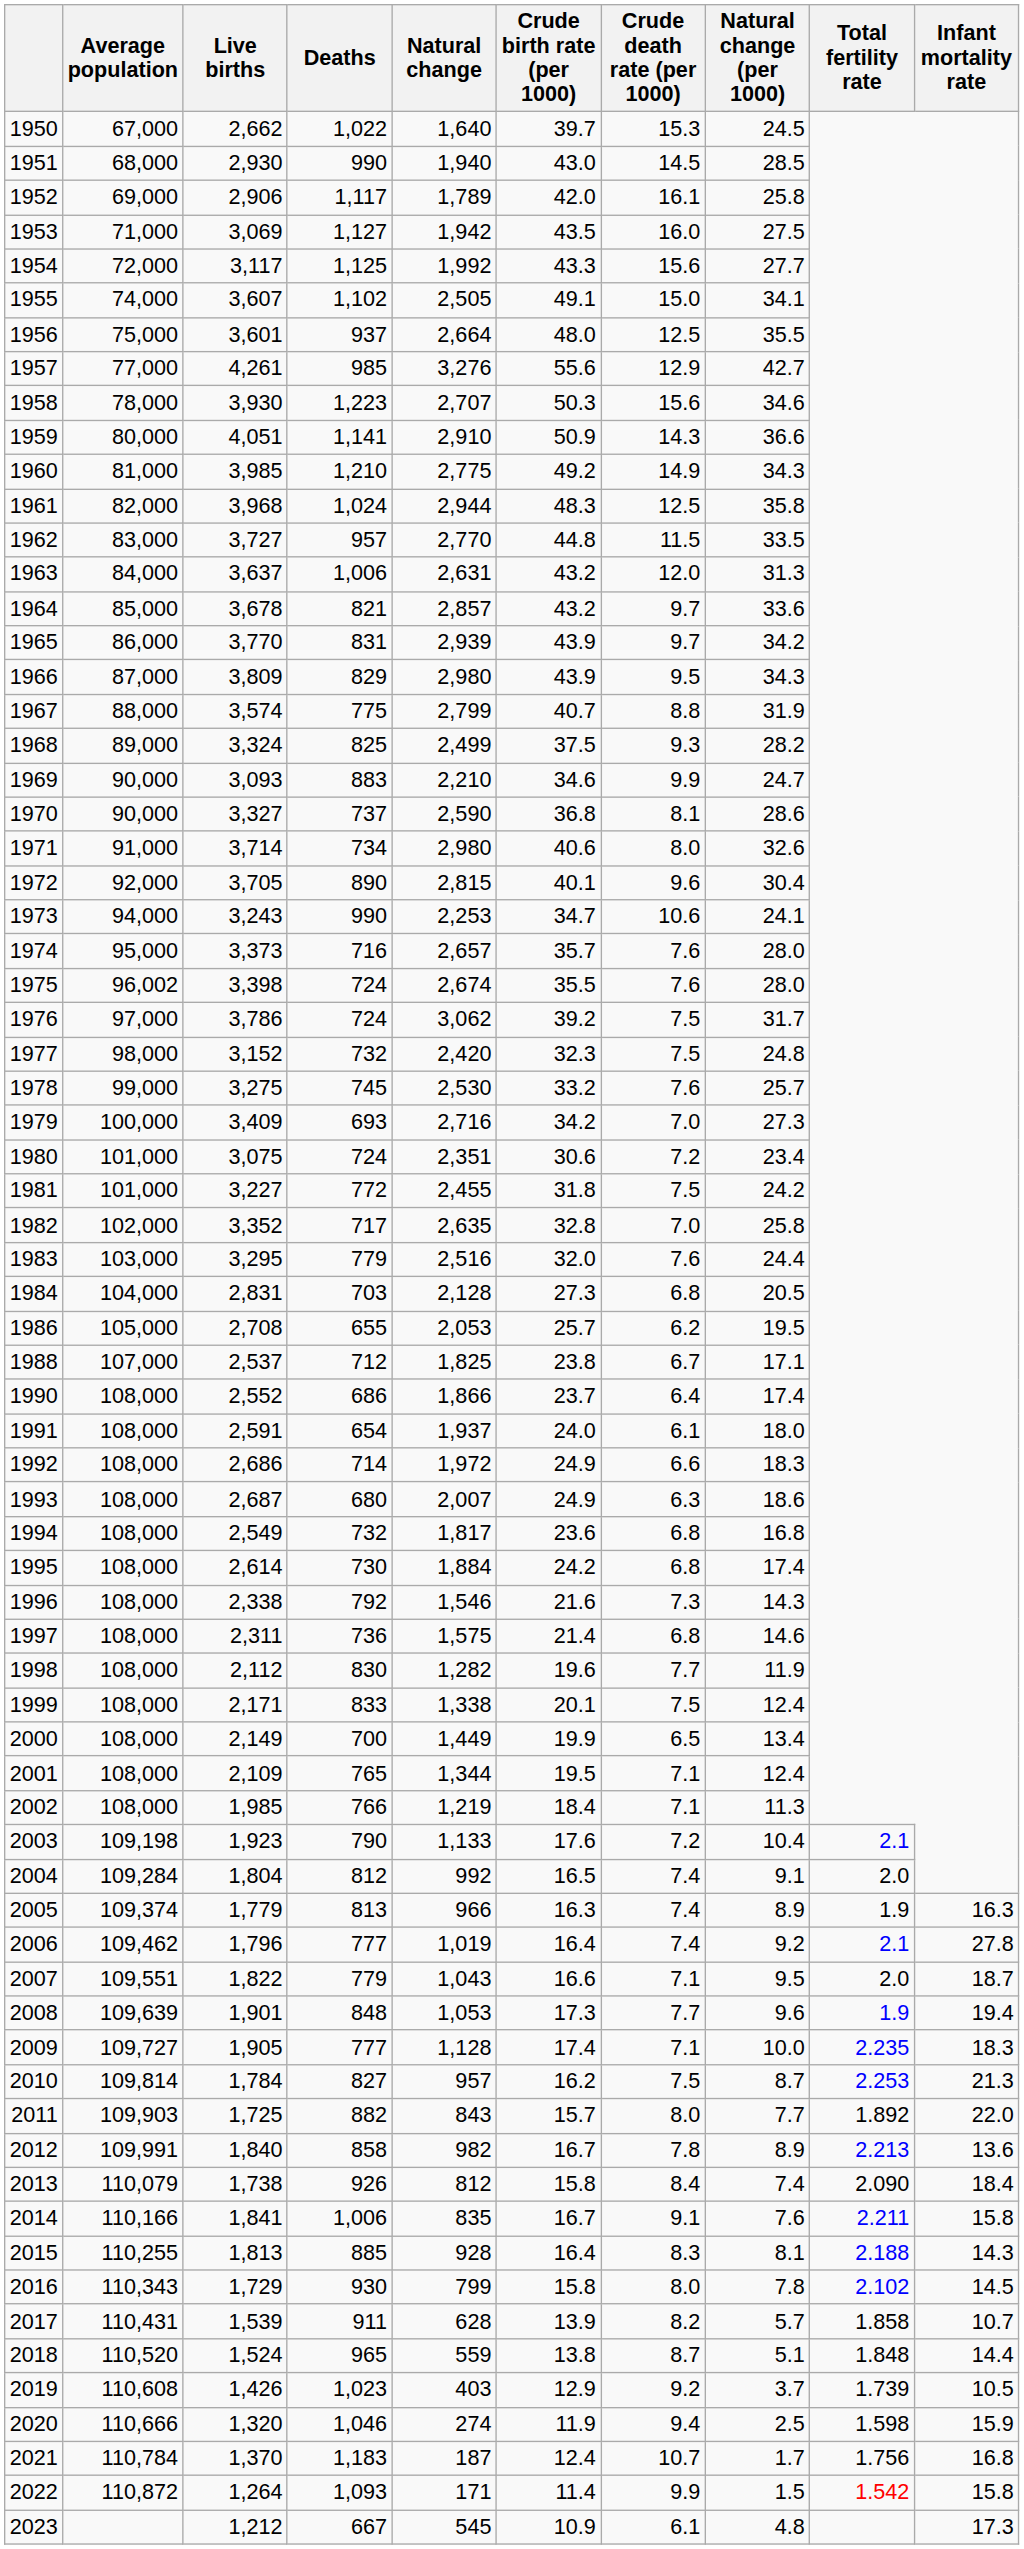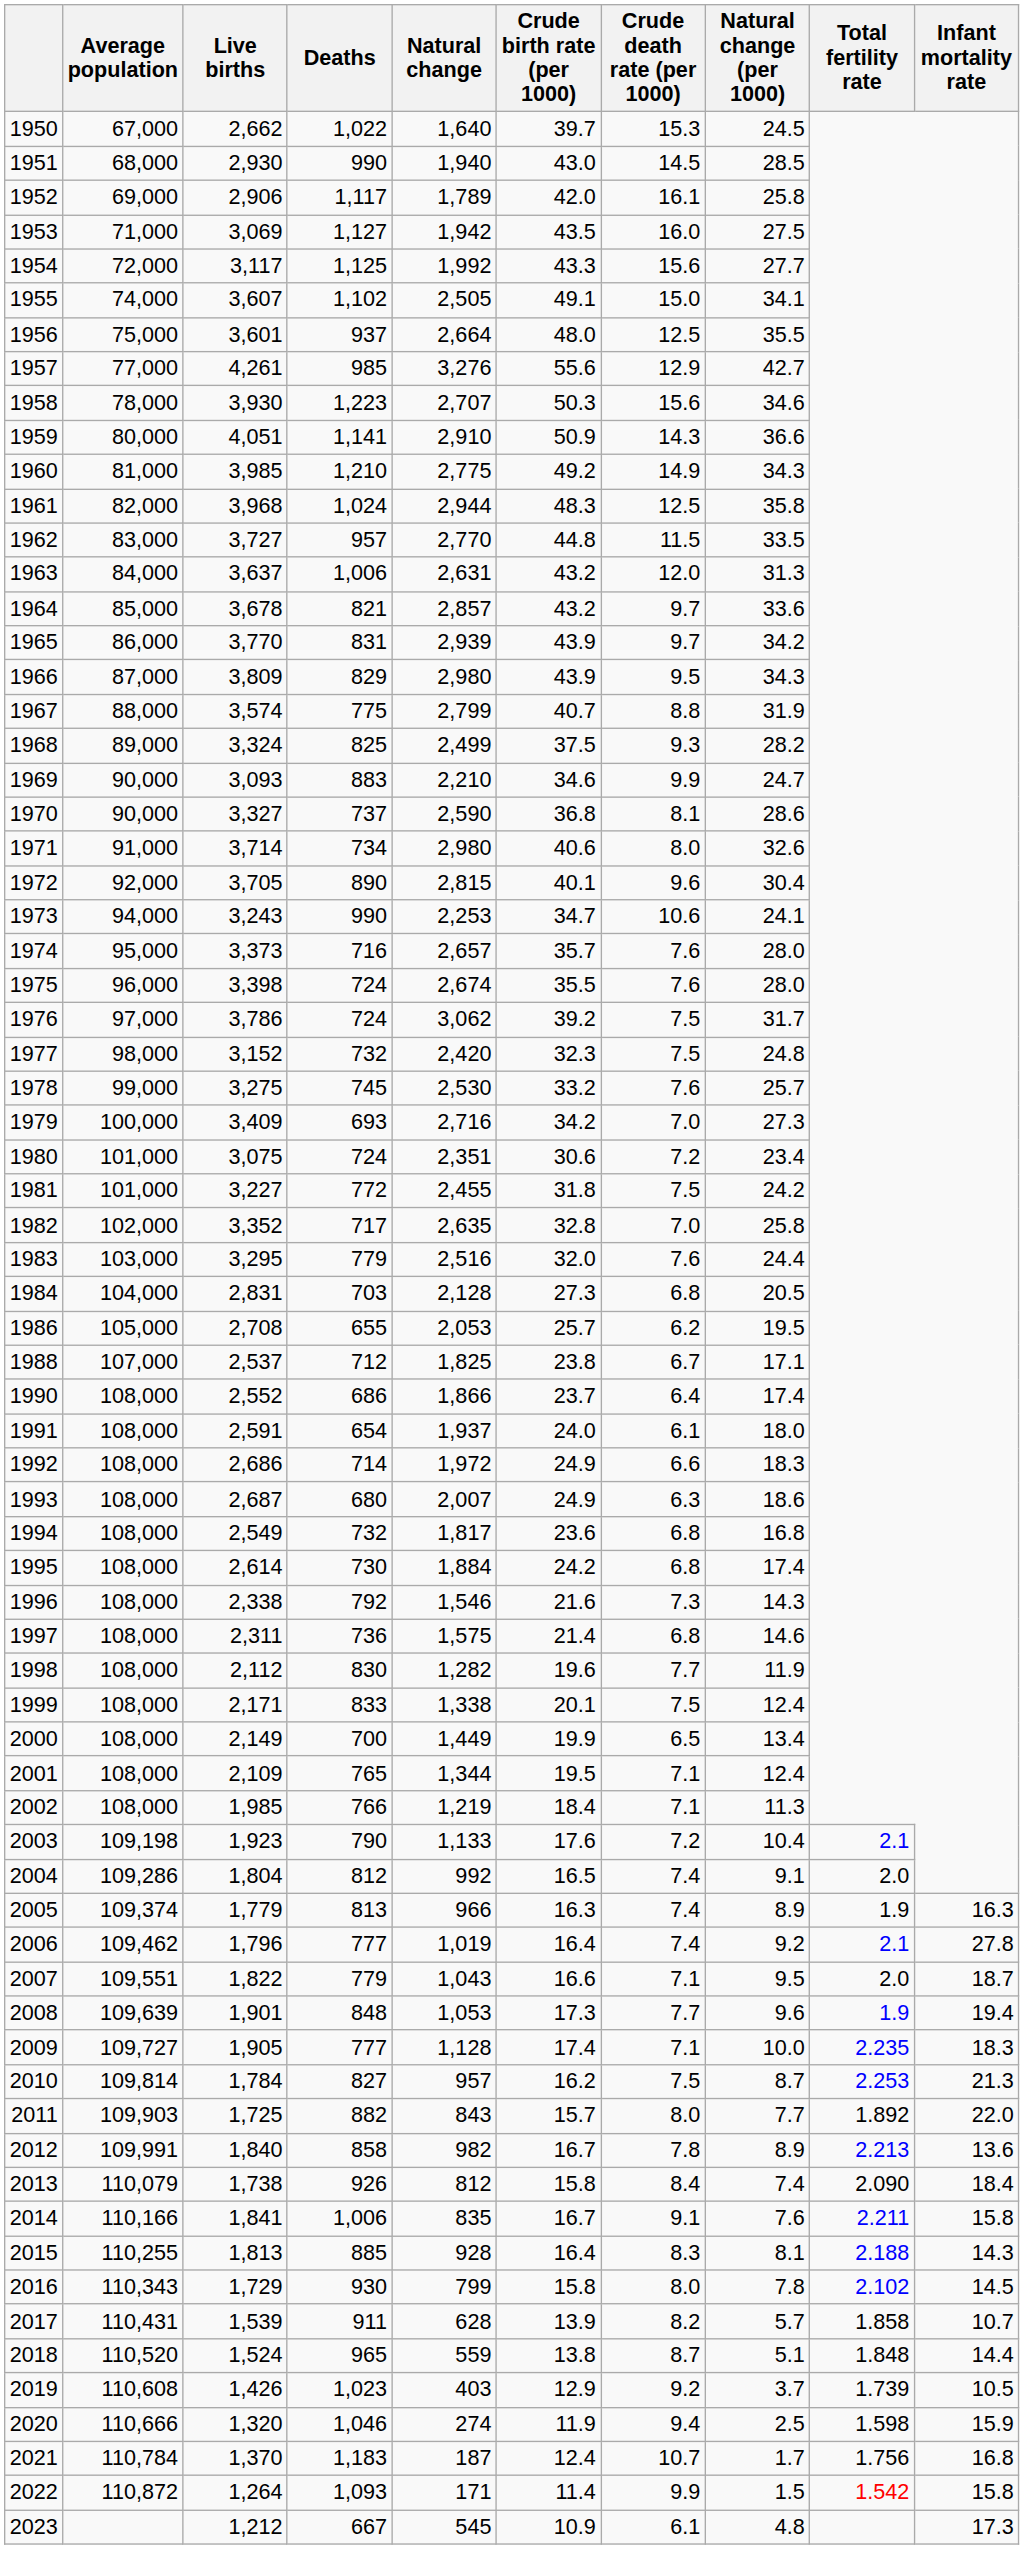(145, 985) 96,002 -> (145, 985) 96,000
(139, 1875) 109,284 -> (139, 1875) 109,286
